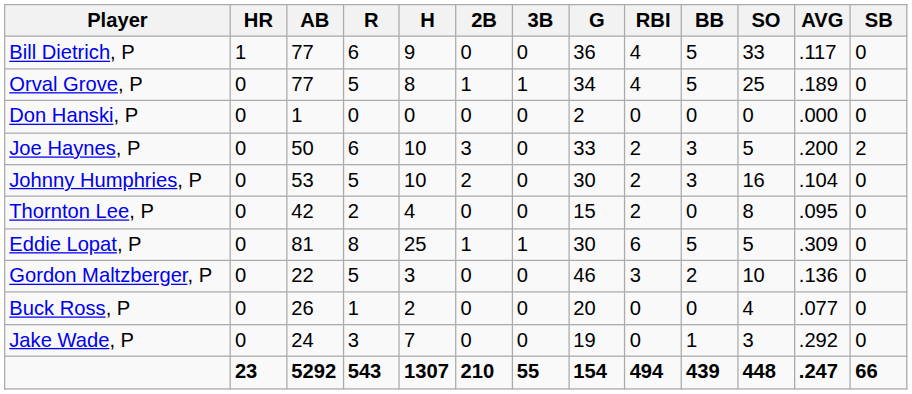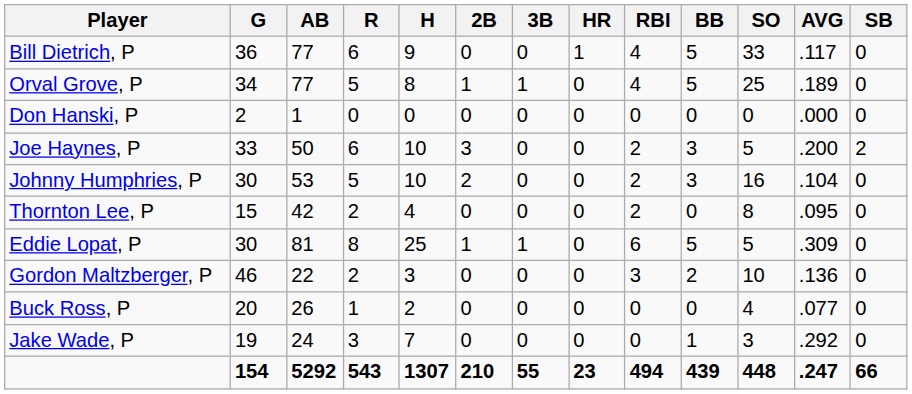columns swapped: (597, 20) <-> (258, 20)
(353, 276) 5 -> (353, 276) 2
